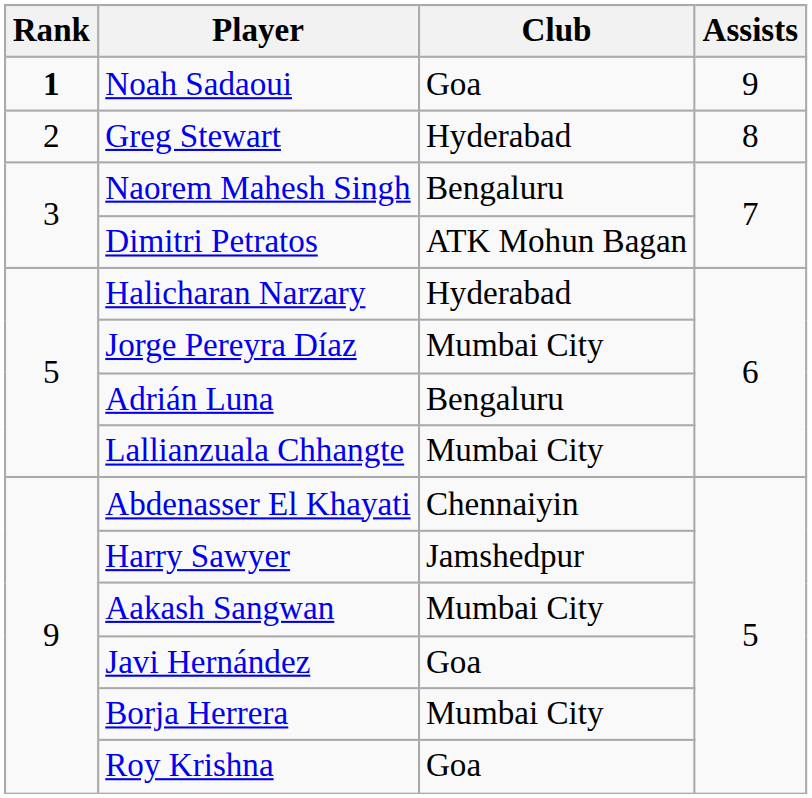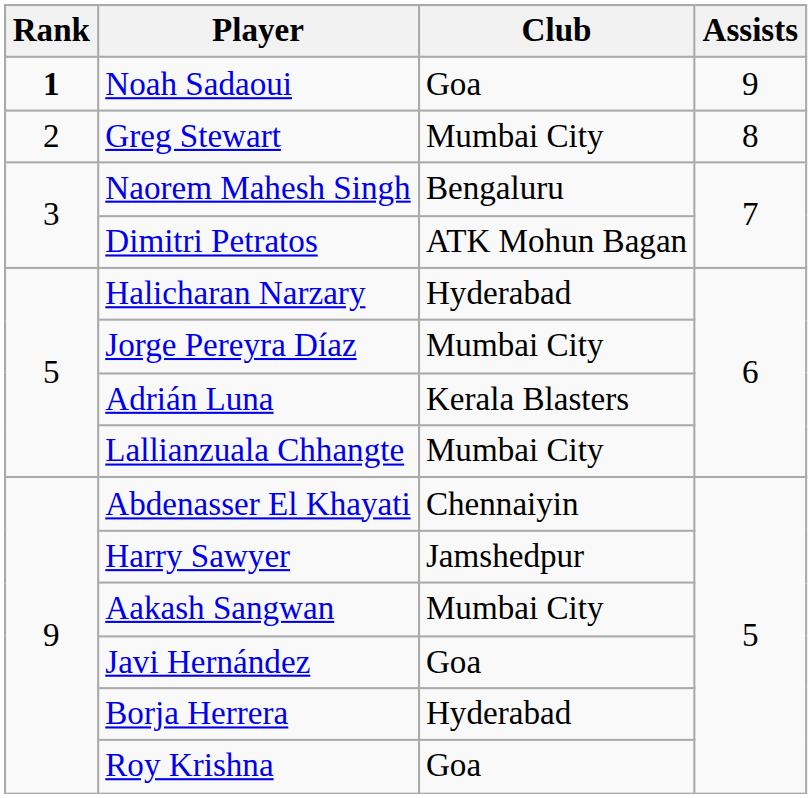(499, 135) Hyderabad -> (515, 135) Mumbai City
(495, 398) Bengaluru -> (528, 398) Kerala Blasters
(515, 713) Mumbai City -> (499, 713) Hyderabad
